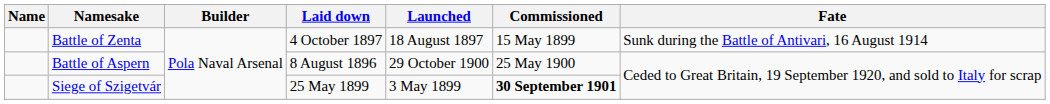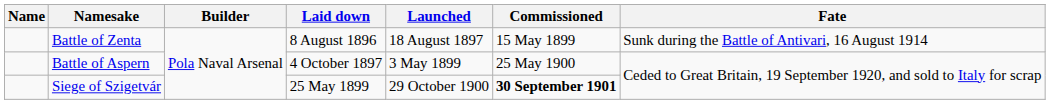(336, 39) 4 October 1897 -> (333, 39) 8 August 1896
(333, 63) 8 August 1896 -> (336, 63) 4 October 1897
(439, 63) 29 October 1900 -> (425, 63) 3 May 1899
(425, 87) 3 May 1899 -> (439, 87) 29 October 1900
